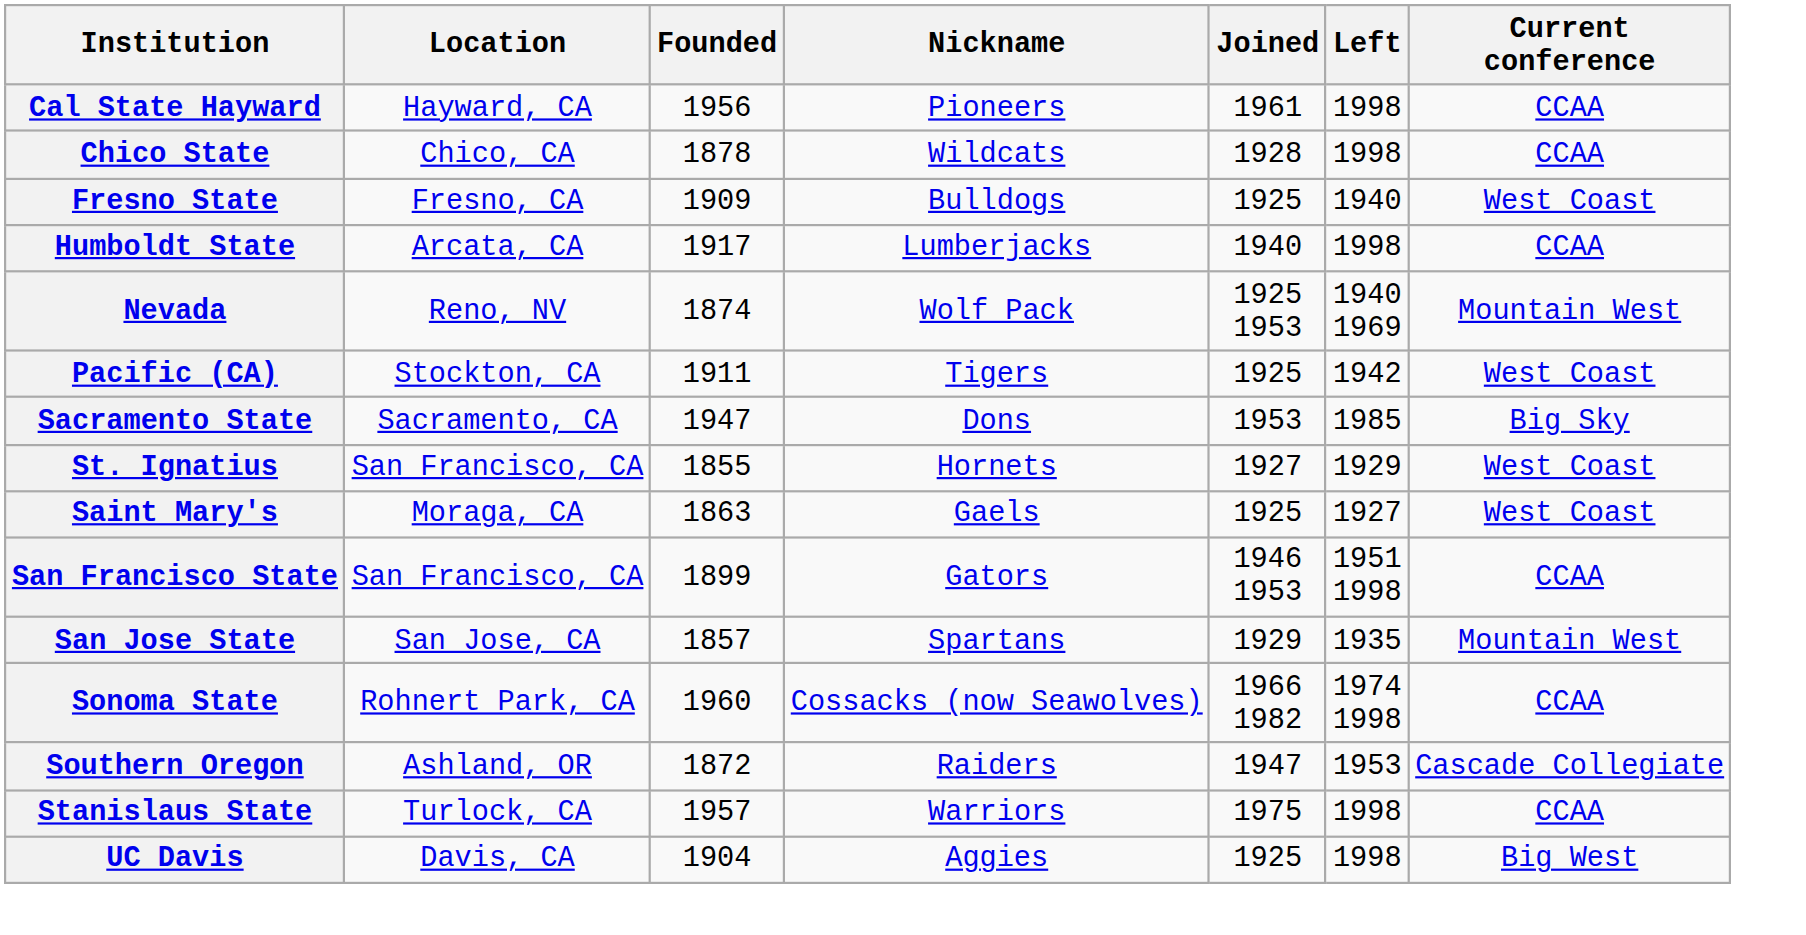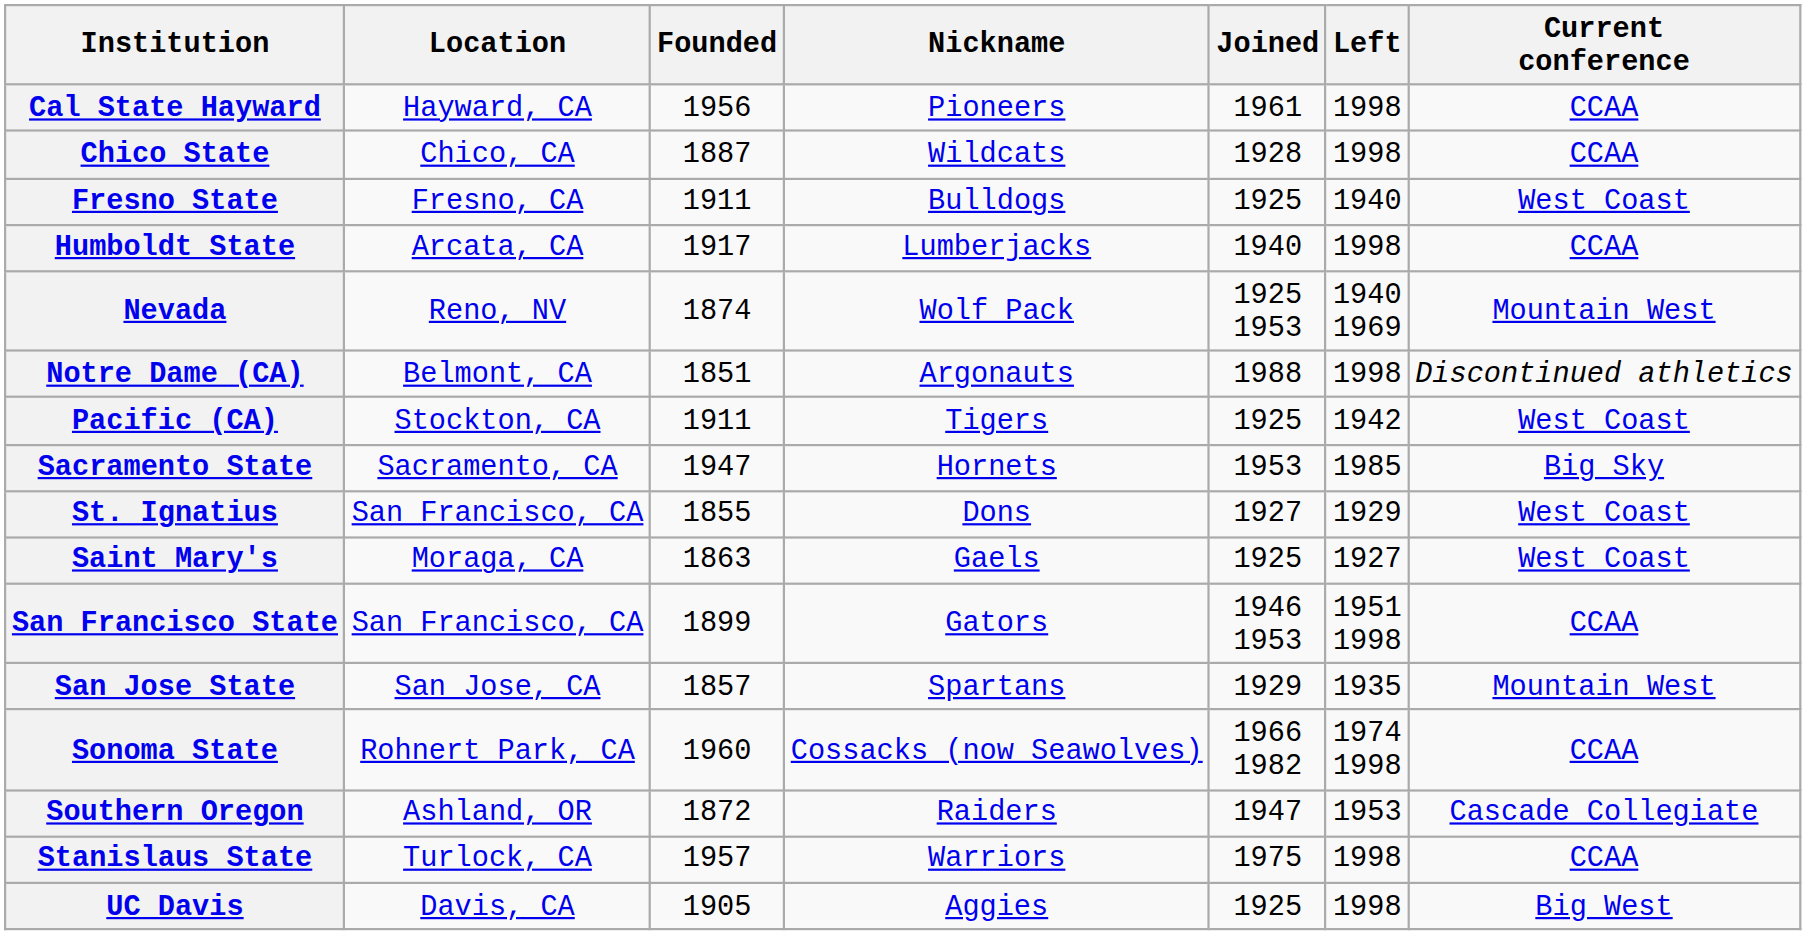(717, 155) 1878 -> (717, 155) 1887
(717, 201) 1909 -> (717, 201) 1911
+ row: (175, 374)
(997, 421) Dons -> (997, 467) Hornets
(997, 467) Hornets -> (997, 514) Dons
(717, 860) 1904 -> (717, 906) 1905
